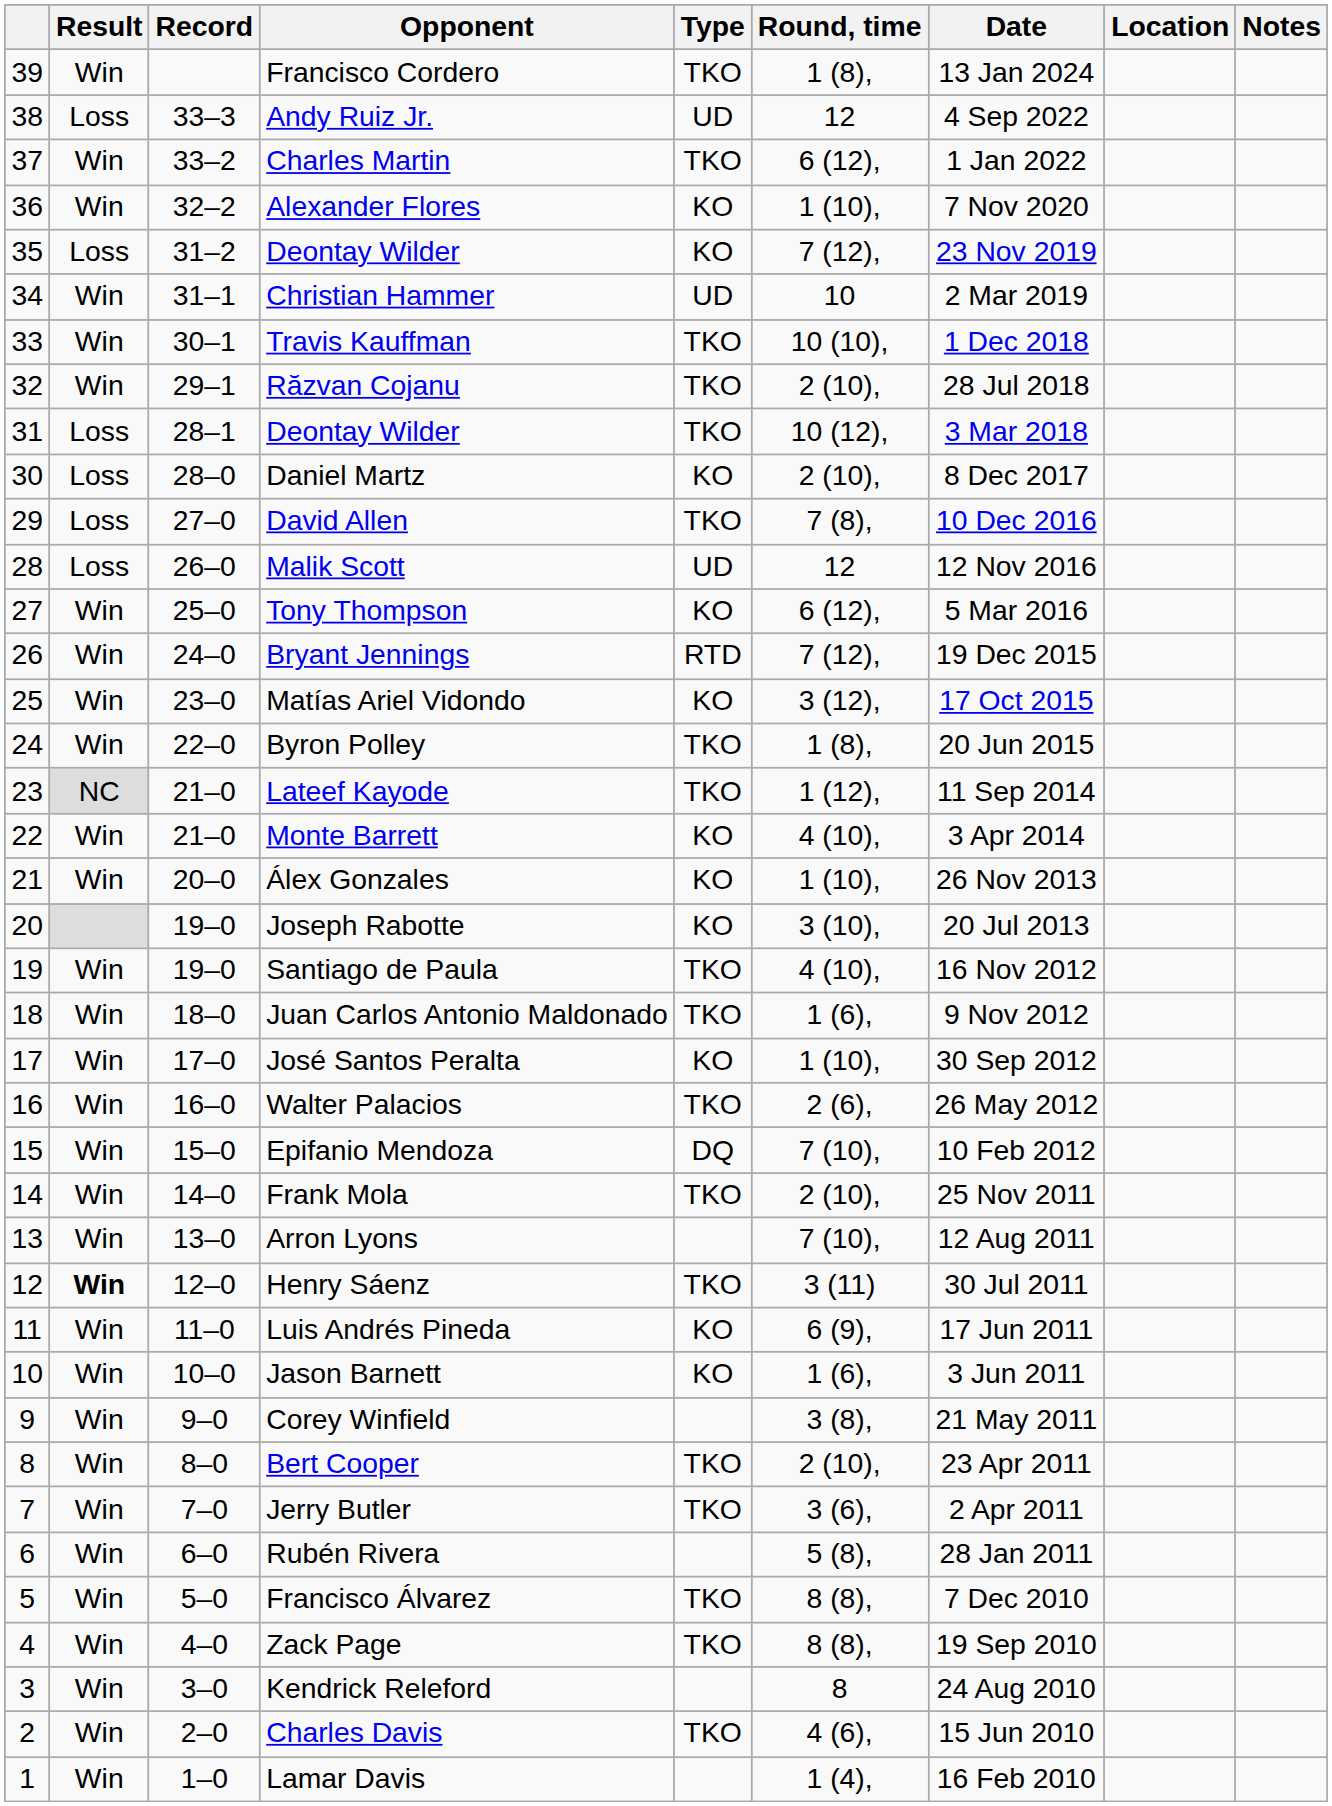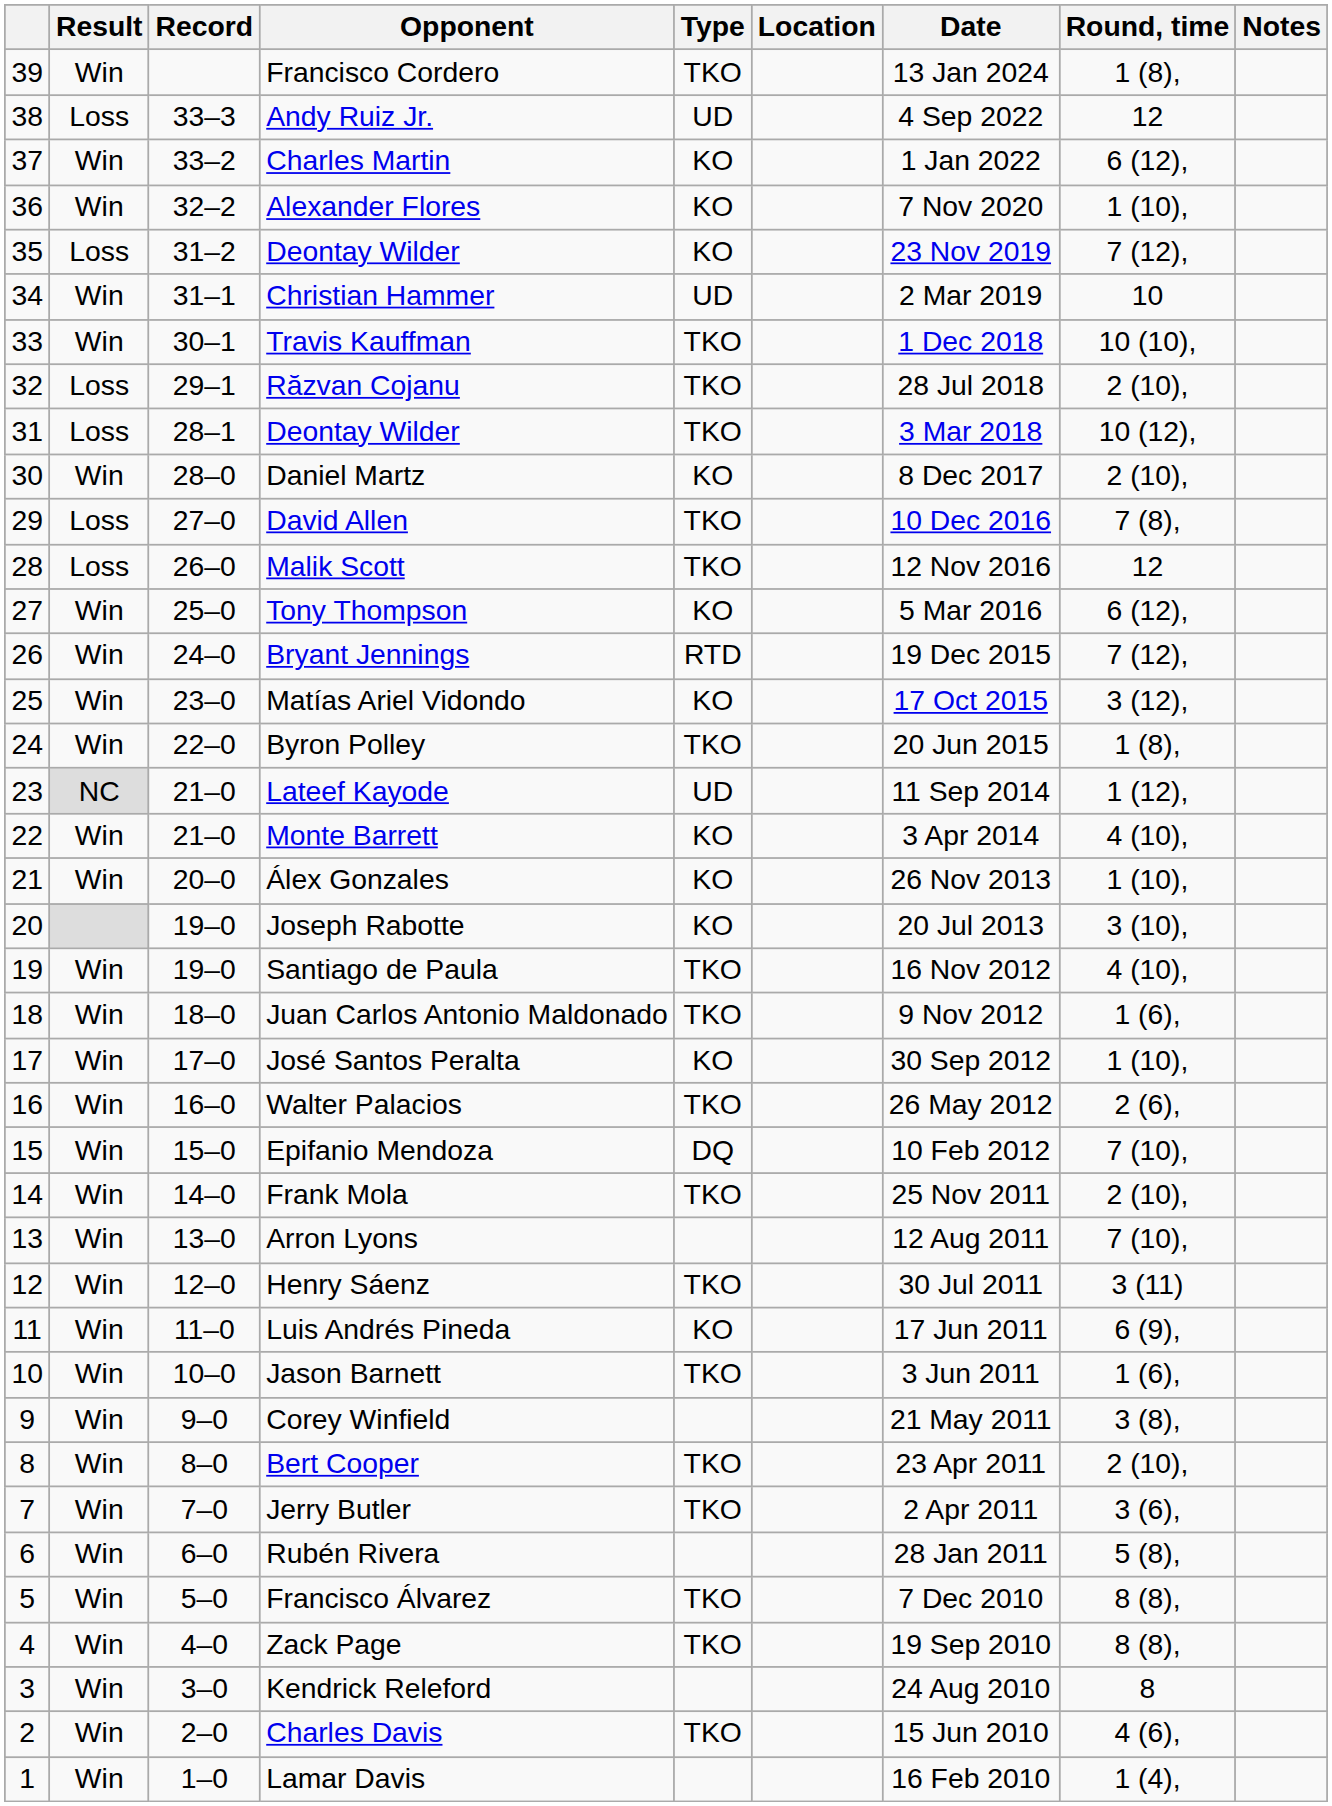columns swapped: (840, 26) <-> (1170, 26)
(713, 161) TKO -> (713, 161) KO
(99, 386) Win -> (99, 386) Loss
(99, 476) Loss -> (99, 476) Win
(713, 565) UD -> (713, 565) TKO
(713, 790) TKO -> (713, 790) UD
(99, 1284) bold -> (99, 1284) normal
(713, 1374) KO -> (713, 1374) TKO
